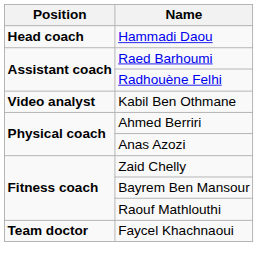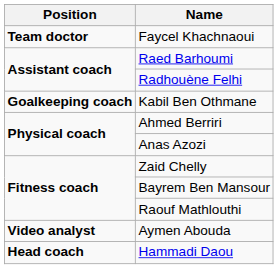rows swapped: (165, 36) <-> (176, 230)
(51, 101) Video analyst -> (70, 101) Goalkeeping coach
+ row: (185, 230)
